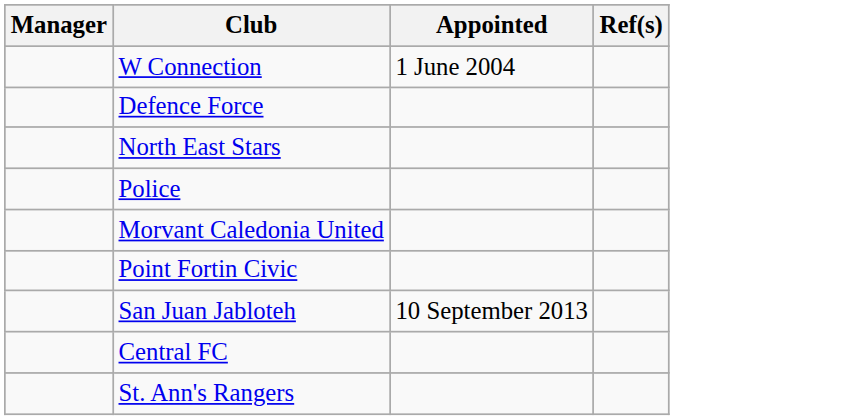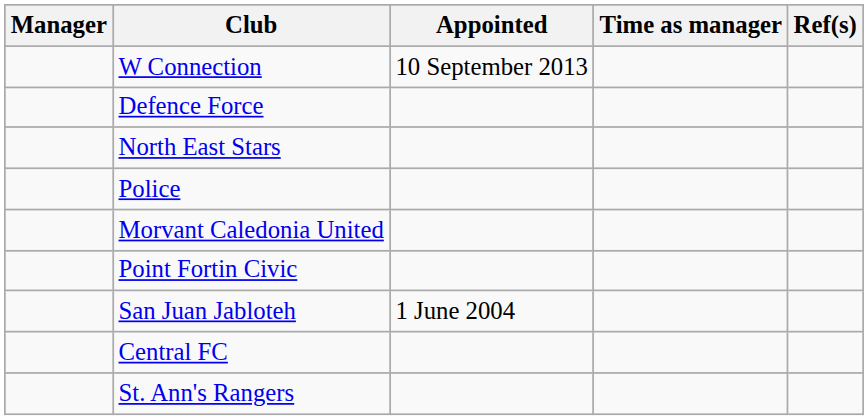+ column: (691, 25)
(455, 66) 1 June 2004 -> (492, 66) 10 September 2013
(492, 311) 10 September 2013 -> (455, 311) 1 June 2004
